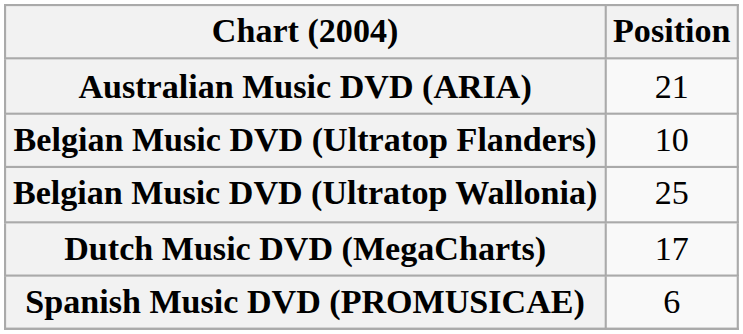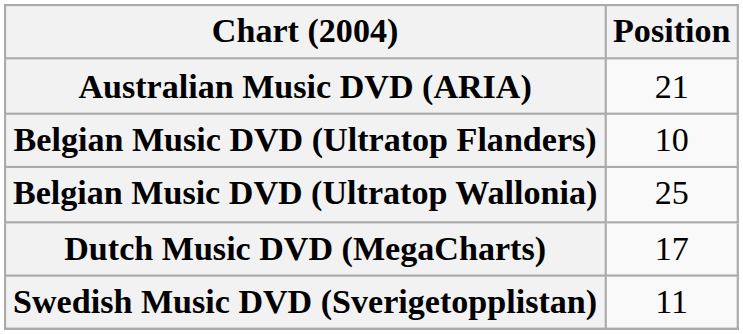- row: (305, 301)
+ row: (305, 301)
